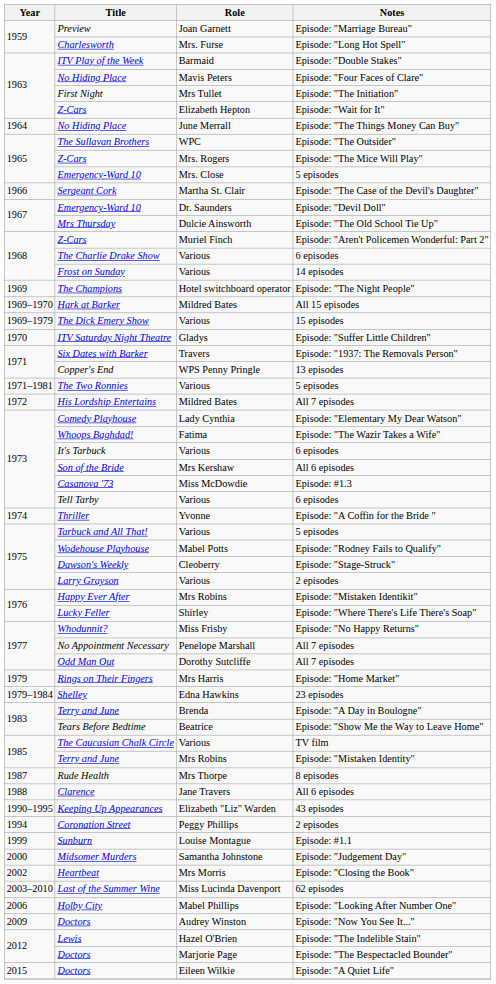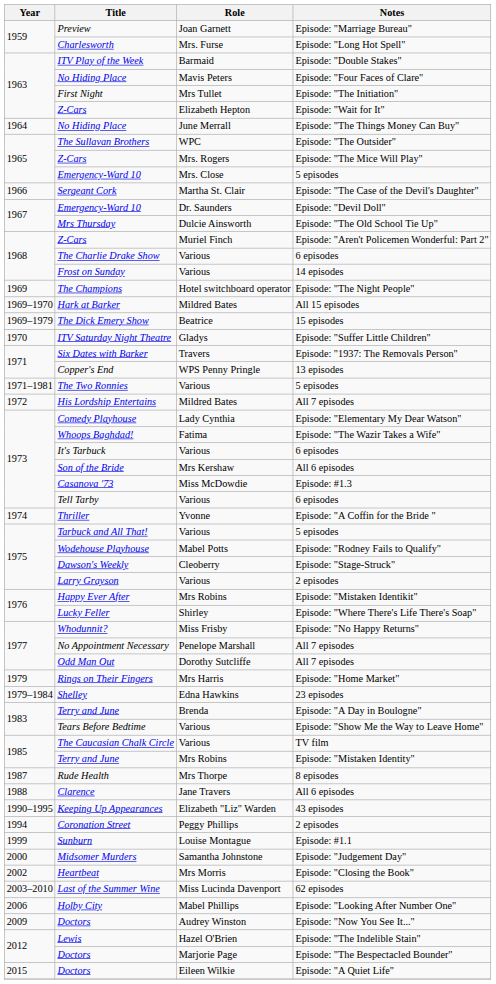(194, 321) Various -> (196, 321) Beatrice
(196, 727) Beatrice -> (194, 727) Various
